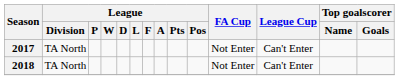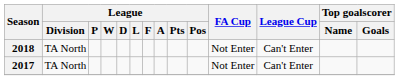rows swapped: (23, 48) <-> (23, 65)
